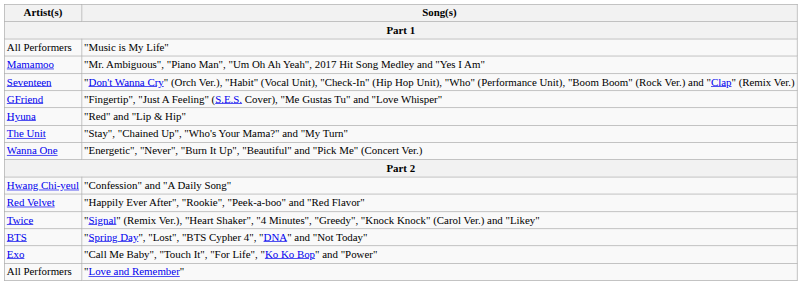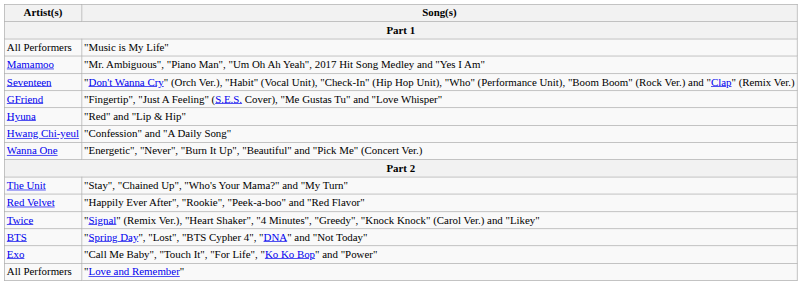rows swapped: (158, 185) <-> (216, 133)
